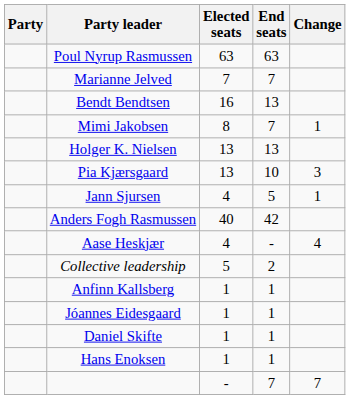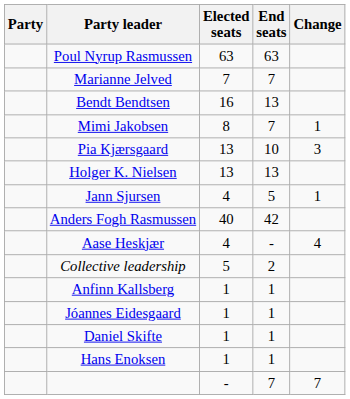rows swapped: (123, 149) <-> (123, 172)
